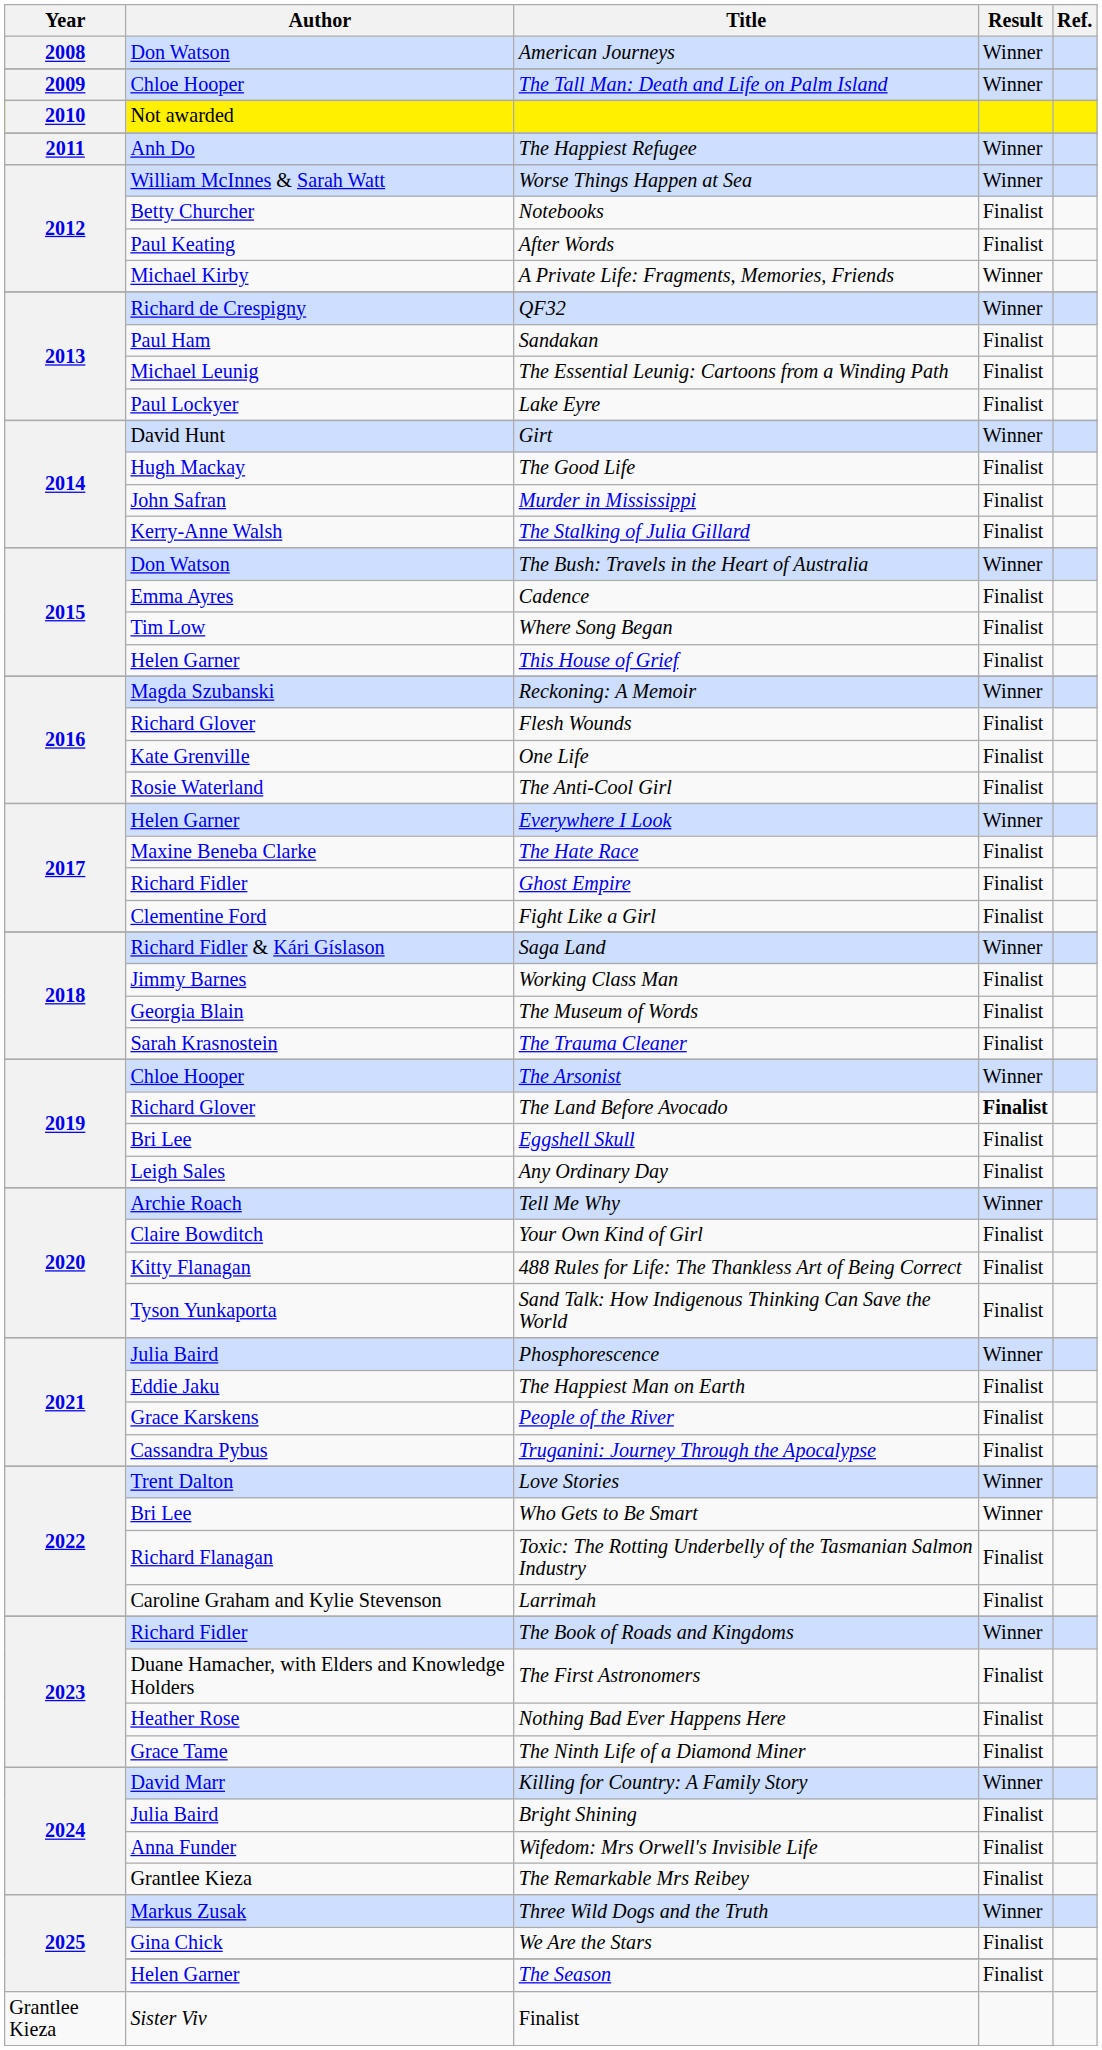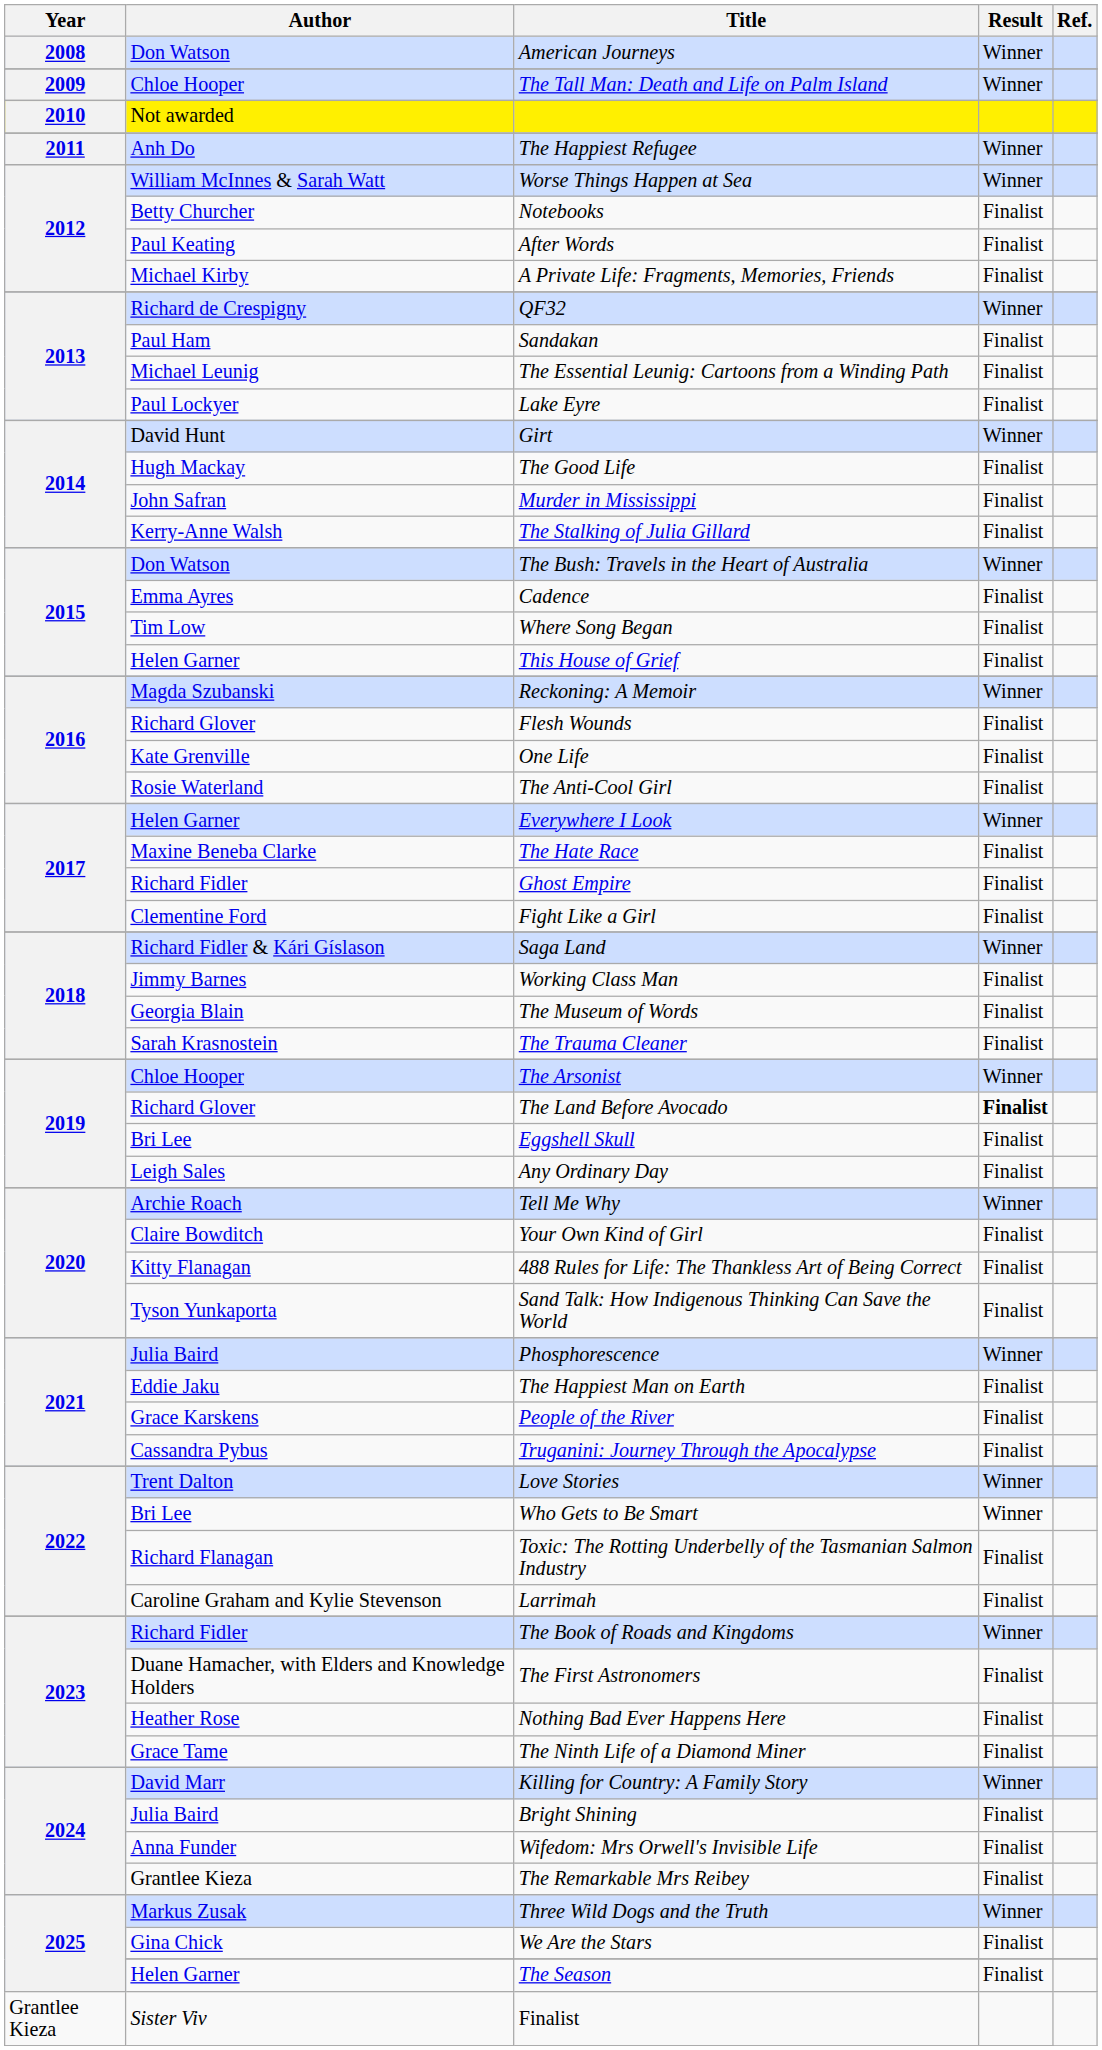(1013, 276) Winner -> (1013, 276) Finalist
